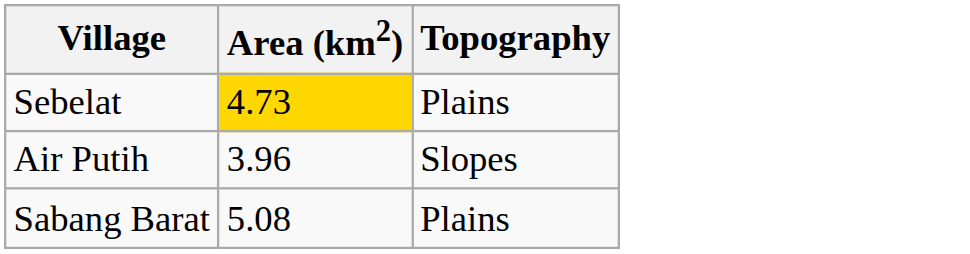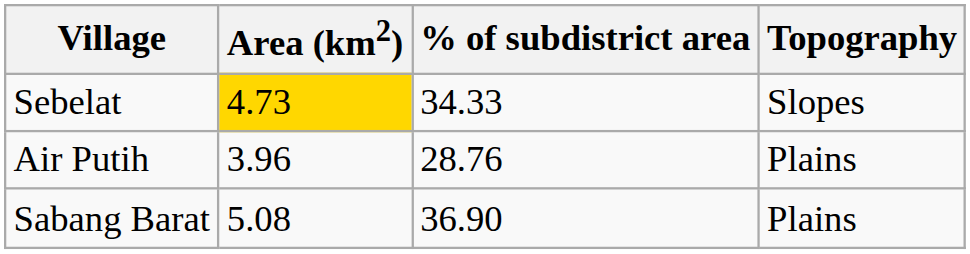+ column: (585, 38)
(465, 101) Plains -> (816, 101) Slopes
(469, 159) Slopes -> (812, 159) Plains
